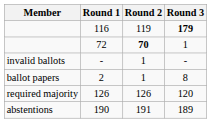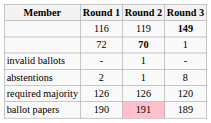(185, 28) 179 -> (185, 28) 149
(33, 77) ballot papers -> (30, 77) abstentions
(30, 110) abstentions -> (33, 110) ballot papers
(143, 110) no background -> (143, 110) pink background
